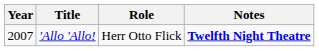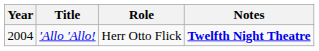(20, 35) 2007 -> (20, 35) 2004
